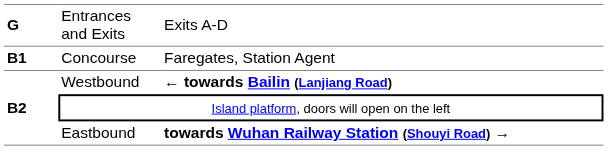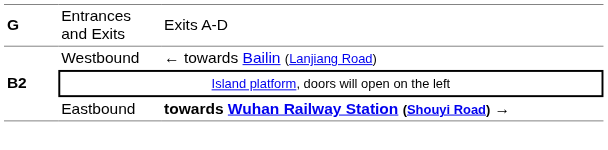- row: (99, 58)
(278, 82) bold -> (270, 58) normal
